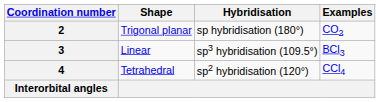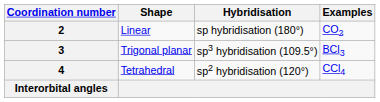(156, 31) Trigonal planar -> (136, 31) Linear
(136, 50) Linear -> (156, 50) Trigonal planar
